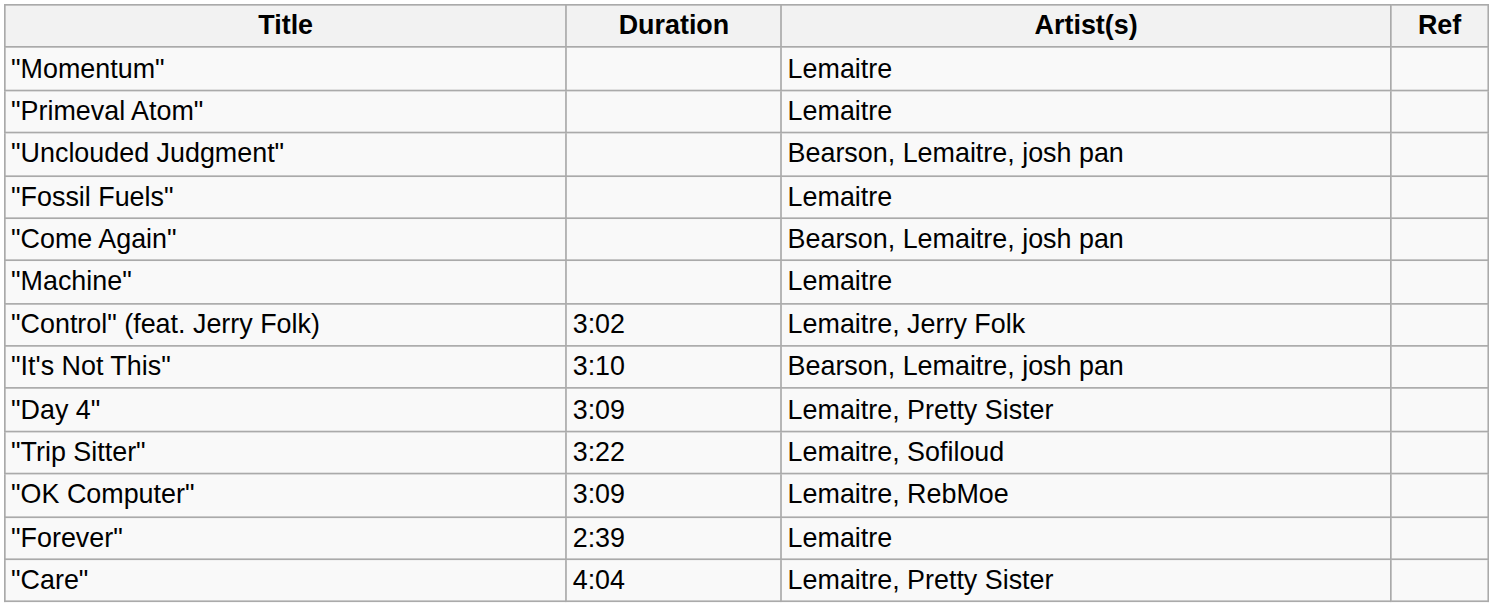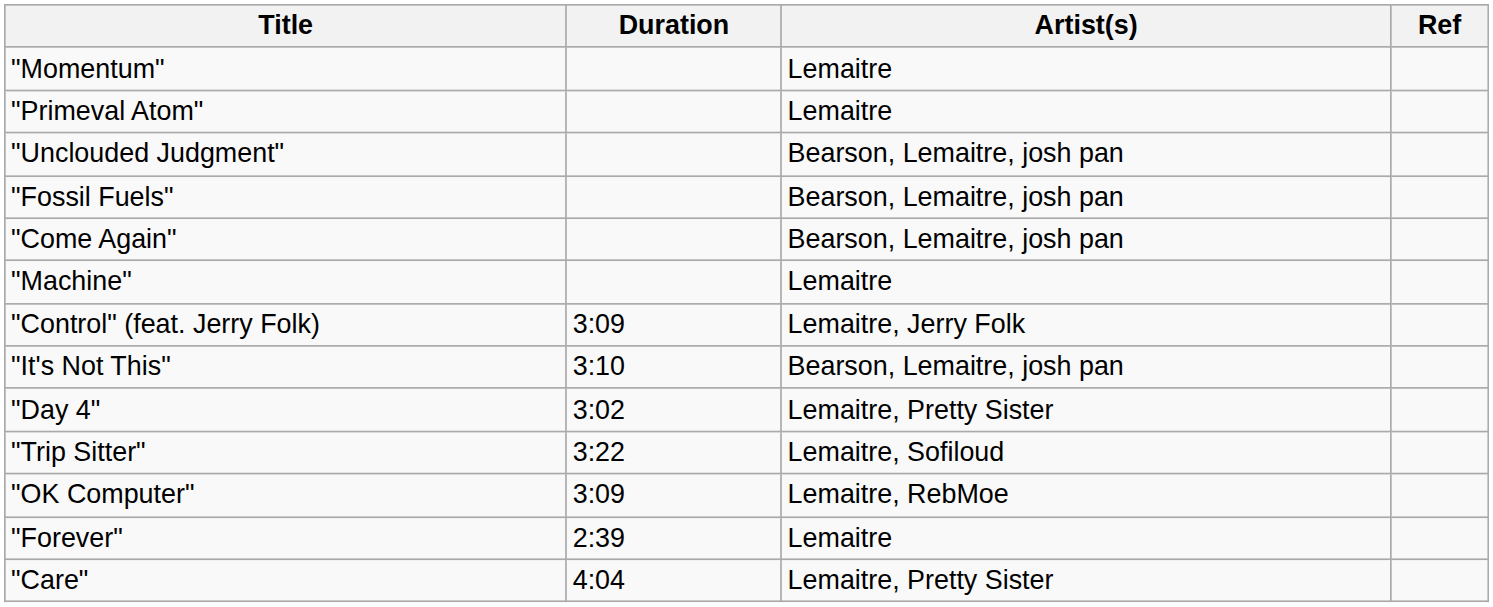(840, 196) Lemaitre -> (956, 196) Bearson, Lemaitre, josh pan
(599, 324) 3:02 -> (599, 324) 3:09
(599, 409) 3:09 -> (599, 409) 3:02
